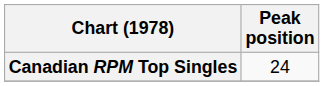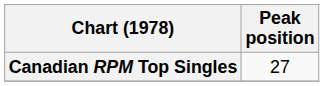(280, 66) 24 -> (280, 66) 27
